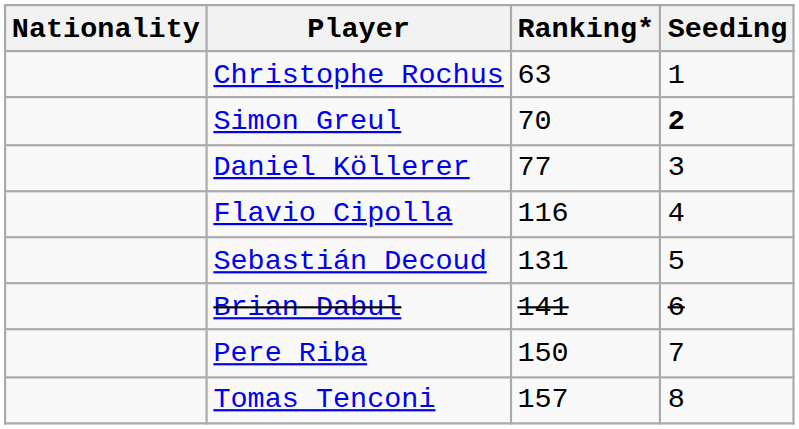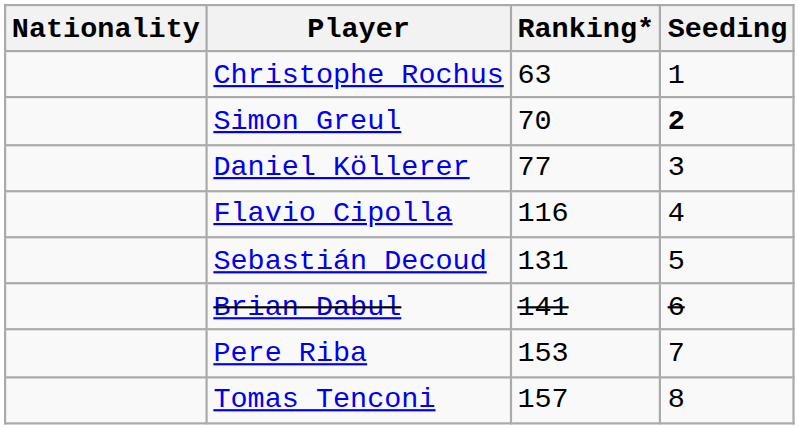(543, 353) 150 -> (543, 353) 153
